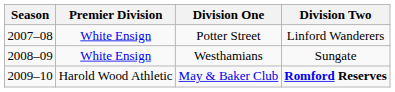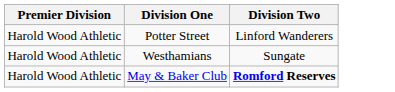- column: (30, 14)
(116, 35) White Ensign -> (64, 35) Harold Wood Athletic
(116, 55) White Ensign -> (64, 55) Harold Wood Athletic
